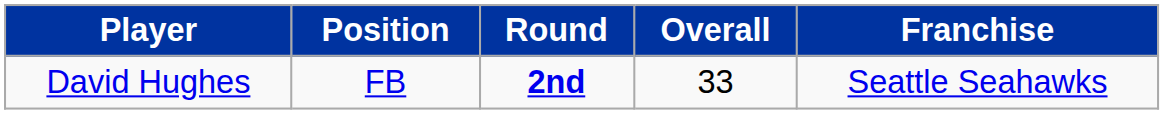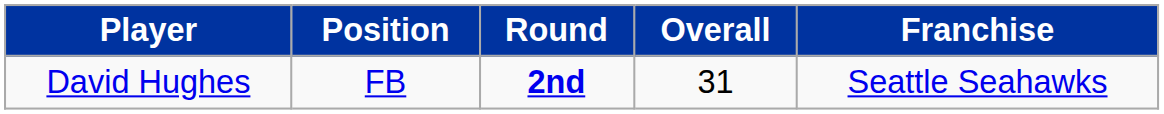(715, 81) 33 -> (715, 81) 31
